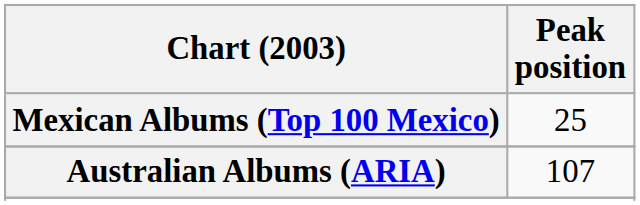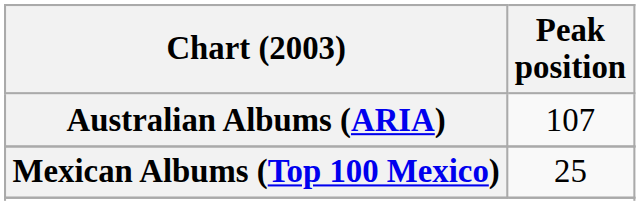rows swapped: (256, 171) <-> (256, 119)
